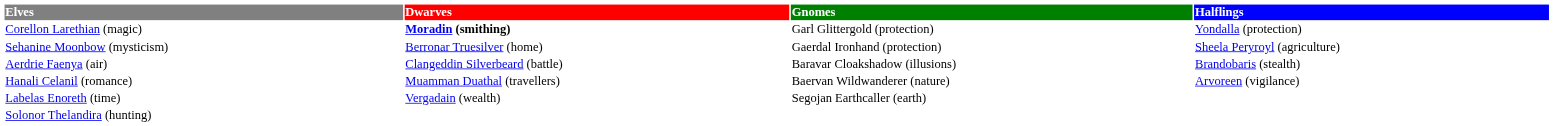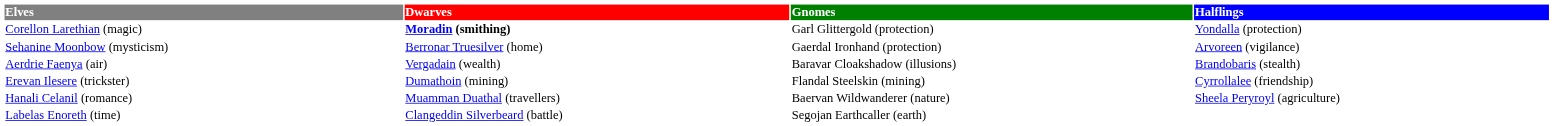(1267, 46) Sheela Peryroyl (agriculture) -> (1247, 46) Arvoreen (vigilance)
(484, 63) Clangeddin Silverbeard (battle) -> (453, 63) Vergadain (wealth)
+ row: (67, 81)
(1247, 81) Arvoreen (vigilance) -> (1267, 98) Sheela Peryroyl (agriculture)
(453, 98) Vergadain (wealth) -> (484, 115) Clangeddin Silverbeard (battle)
- row: (78, 115)
